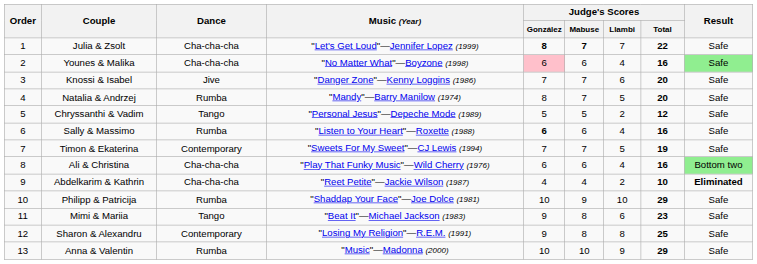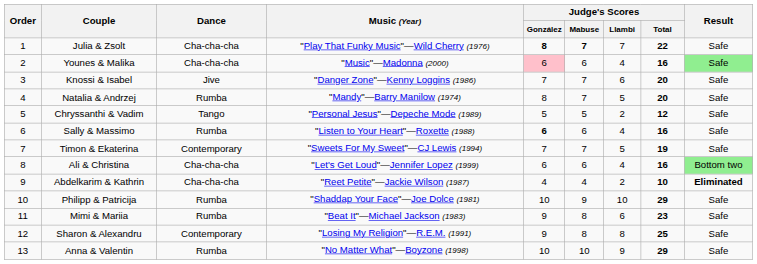(395, 46) "Let's Get Loud"—Jennifer Lopez (1999) -> (395, 46) "Play That Funky Music"—Wild Cherry (1976)
(395, 63) "No Matter What"—Boyzone (1998) -> (395, 63) "Music"—Madonna (2000)
(395, 165) "Play That Funky Music"—Wild Cherry (1976) -> (395, 165) "Let's Get Loud"—Jennifer Lopez (1999)
(211, 216) Tango -> (211, 216) Rumba
(395, 250) "Music"—Madonna (2000) -> (395, 250) "No Matter What"—Boyzone (1998)
